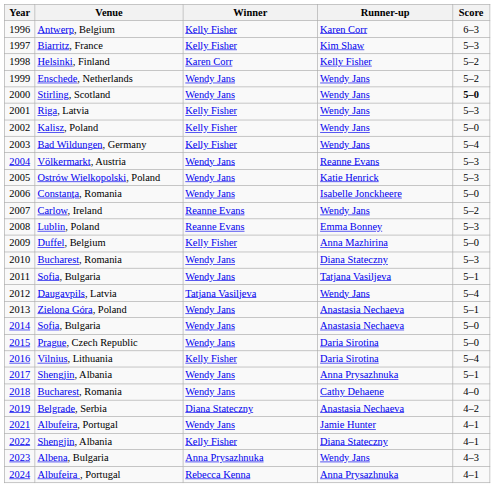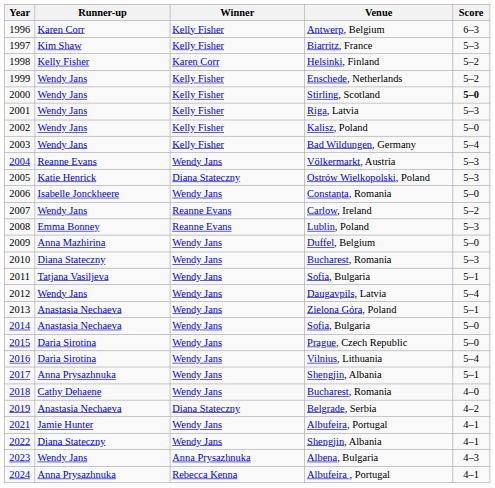columns swapped: (109, 12) <-> (385, 12)
(210, 78) Wendy Jans -> (198, 78) Kelly Fisher
(210, 95) Wendy Jans -> (198, 95) Kelly Fisher
(210, 177) Wendy Jans -> (206, 177) Diana Stateczny
(211, 243) Kelly Fisher -> (197, 243) Wendy Jans
(221, 293) Tatjana Vasiljeva -> (197, 293) Wendy Jans
(211, 359) Kelly Fisher -> (197, 359) Wendy Jans
(211, 441) Kelly Fisher -> (197, 441) Wendy Jans
